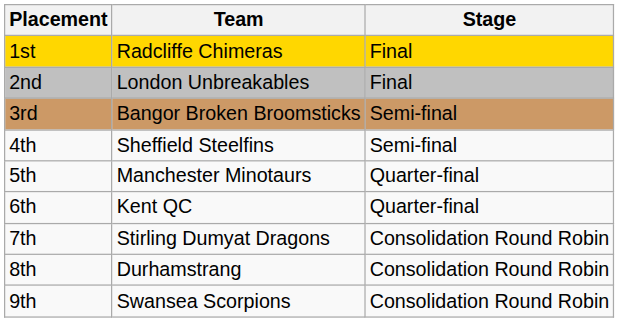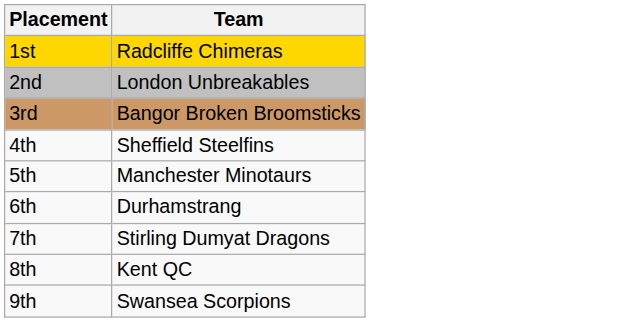- column: (489, 20)
(154, 207) Kent QC -> (179, 207) Durhamstrang
(179, 269) Durhamstrang -> (154, 269) Kent QC
